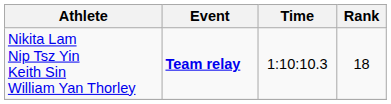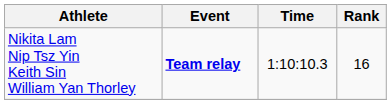(362, 64) 18 -> (362, 64) 16
